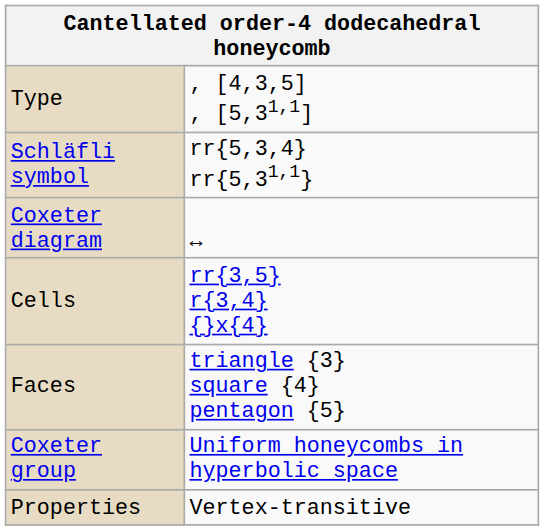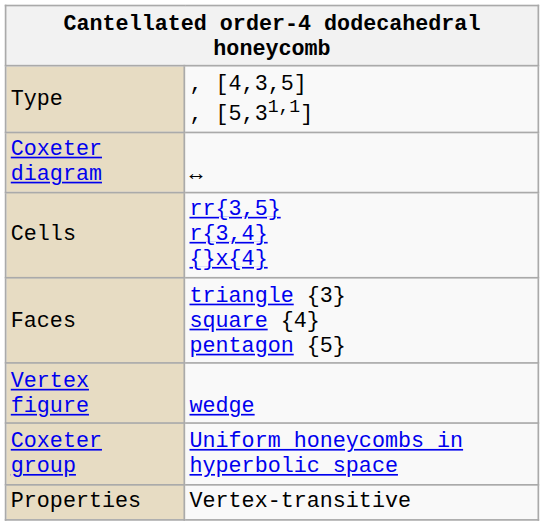- row: (63, 165)
+ row: (50, 394)
